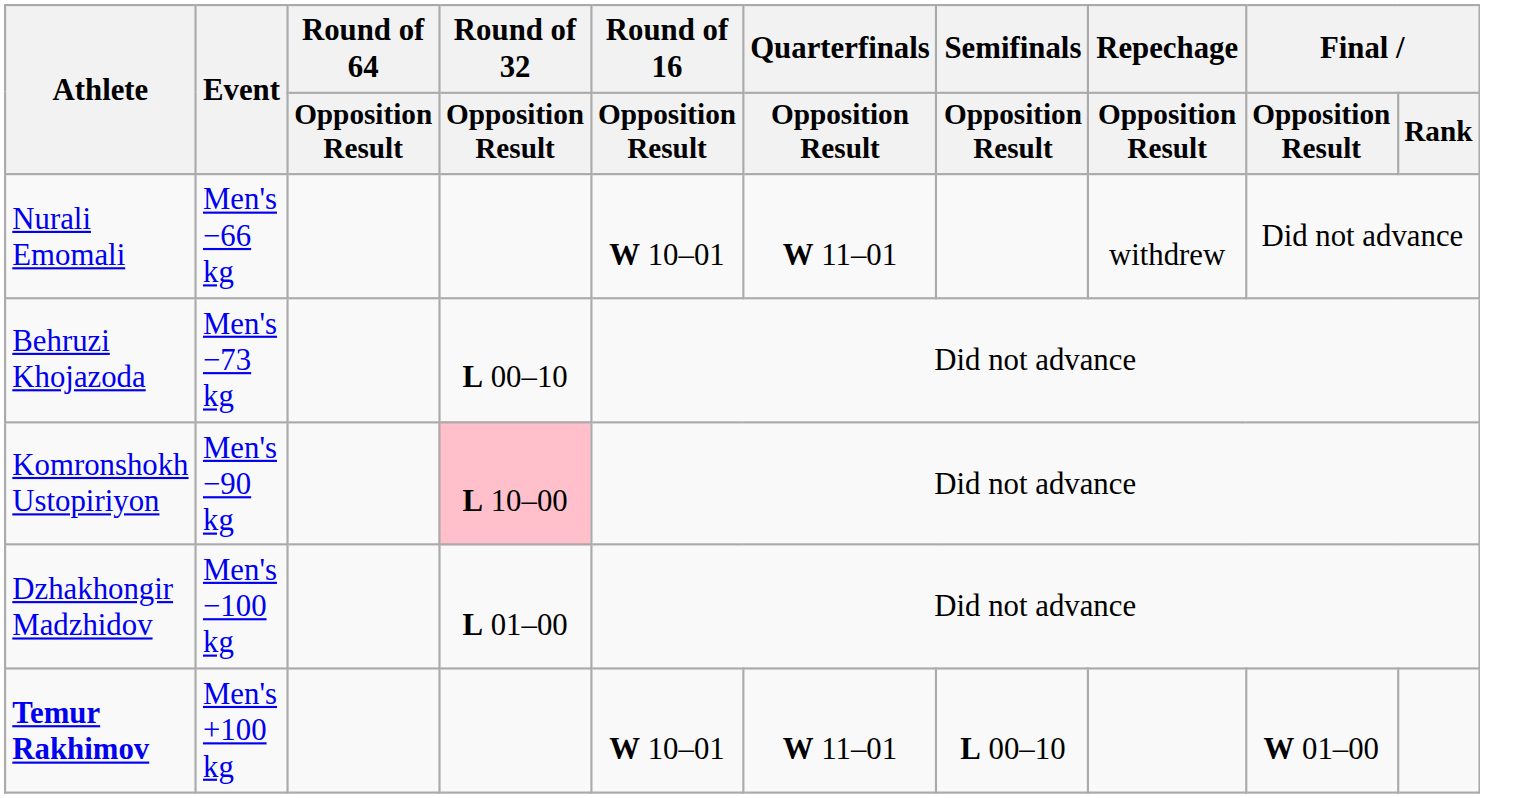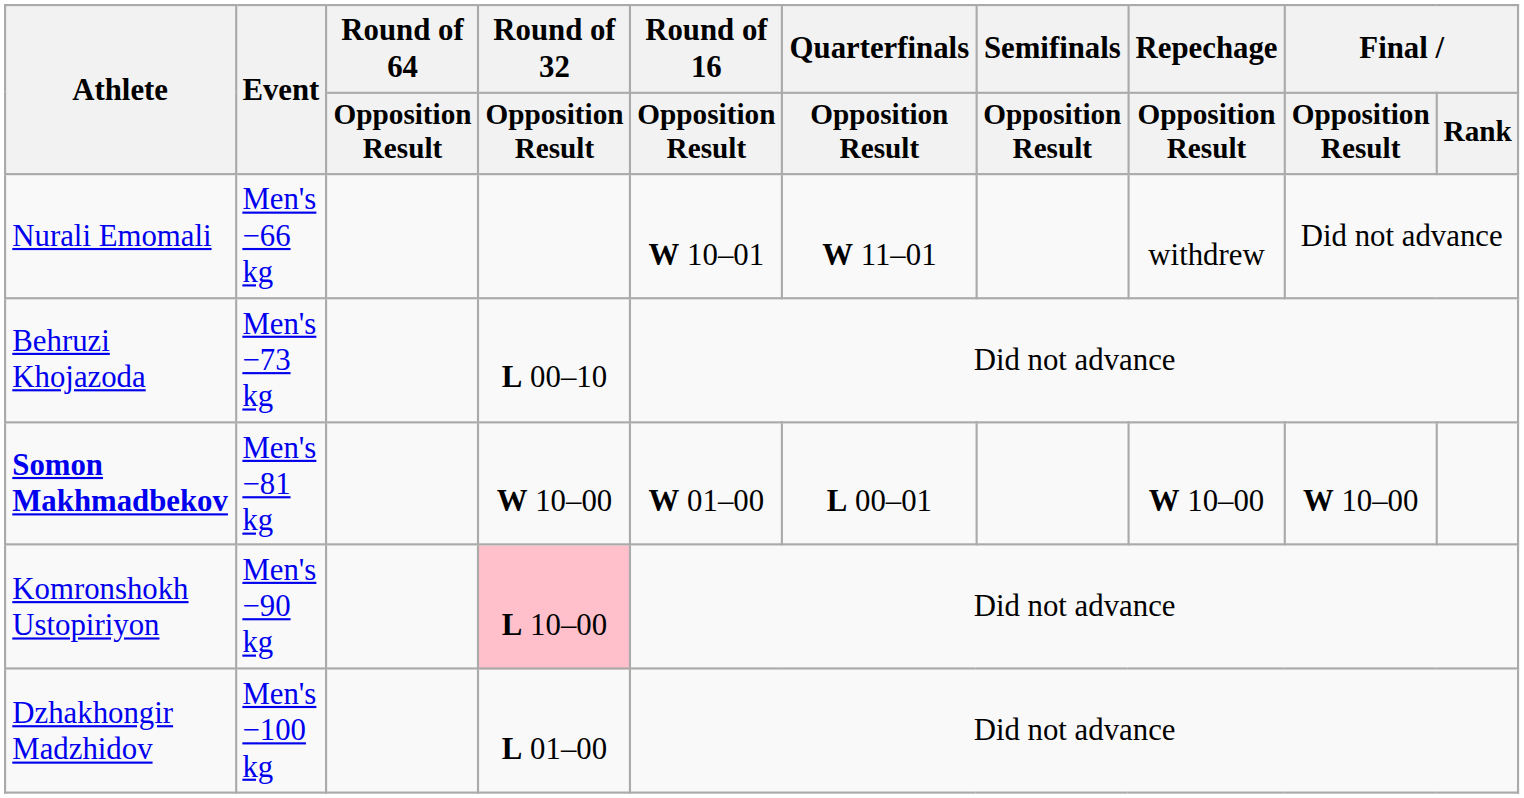+ row: (120, 483)
- row: (81, 730)
